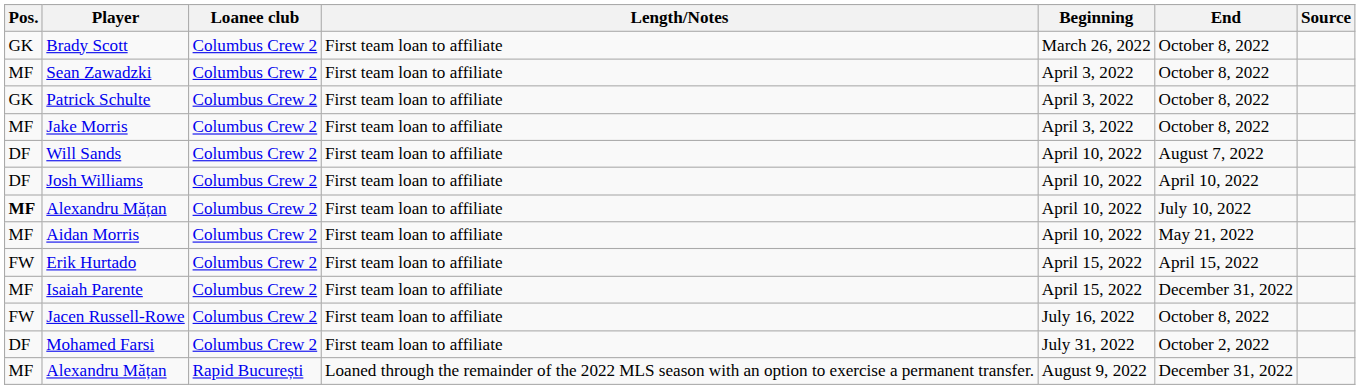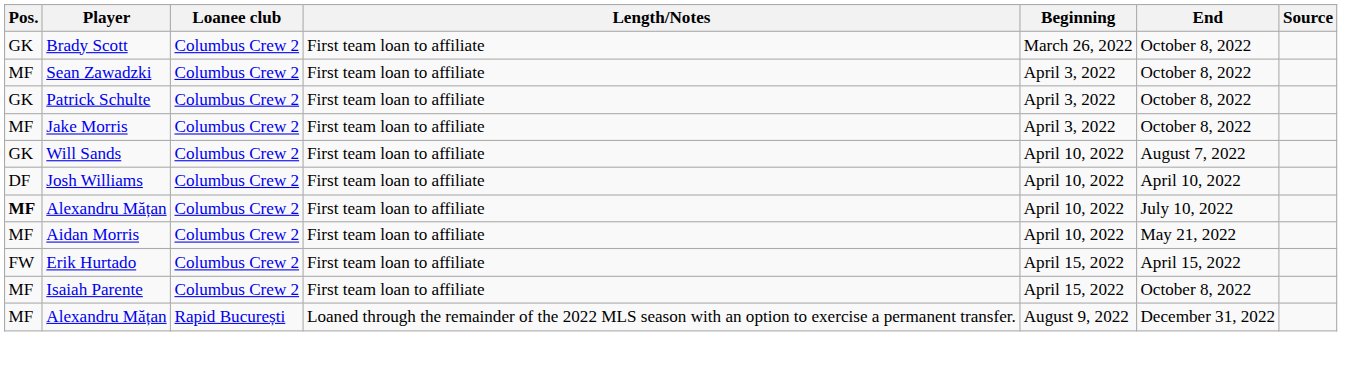(19, 153) DF -> (21, 153) GK
(1226, 289) December 31, 2022 -> (1196, 289) October 8, 2022
- row: (116, 316)
- row: (100, 343)
